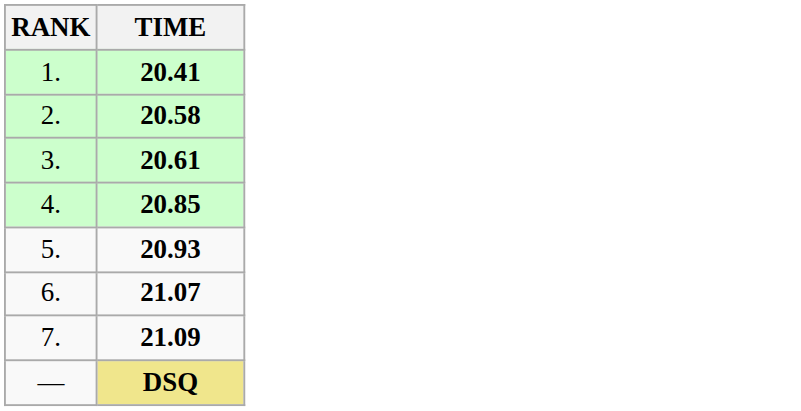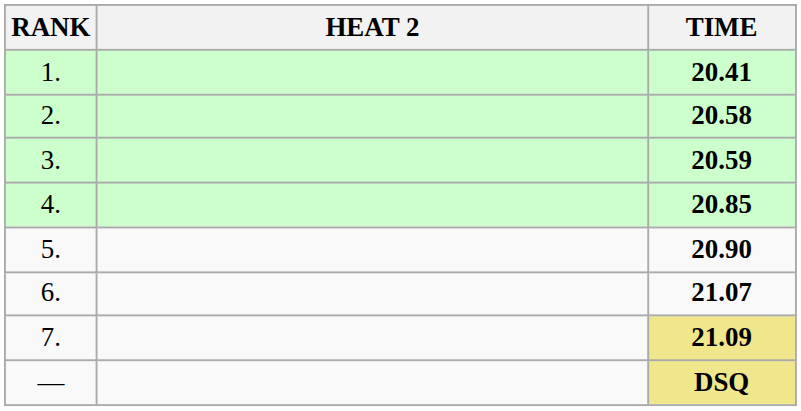+ column: (372, 27)
(170, 160) 20.61 -> (722, 160) 20.59
(170, 249) 20.93 -> (722, 249) 20.90
(170, 337) no background -> (722, 337) khaki background
